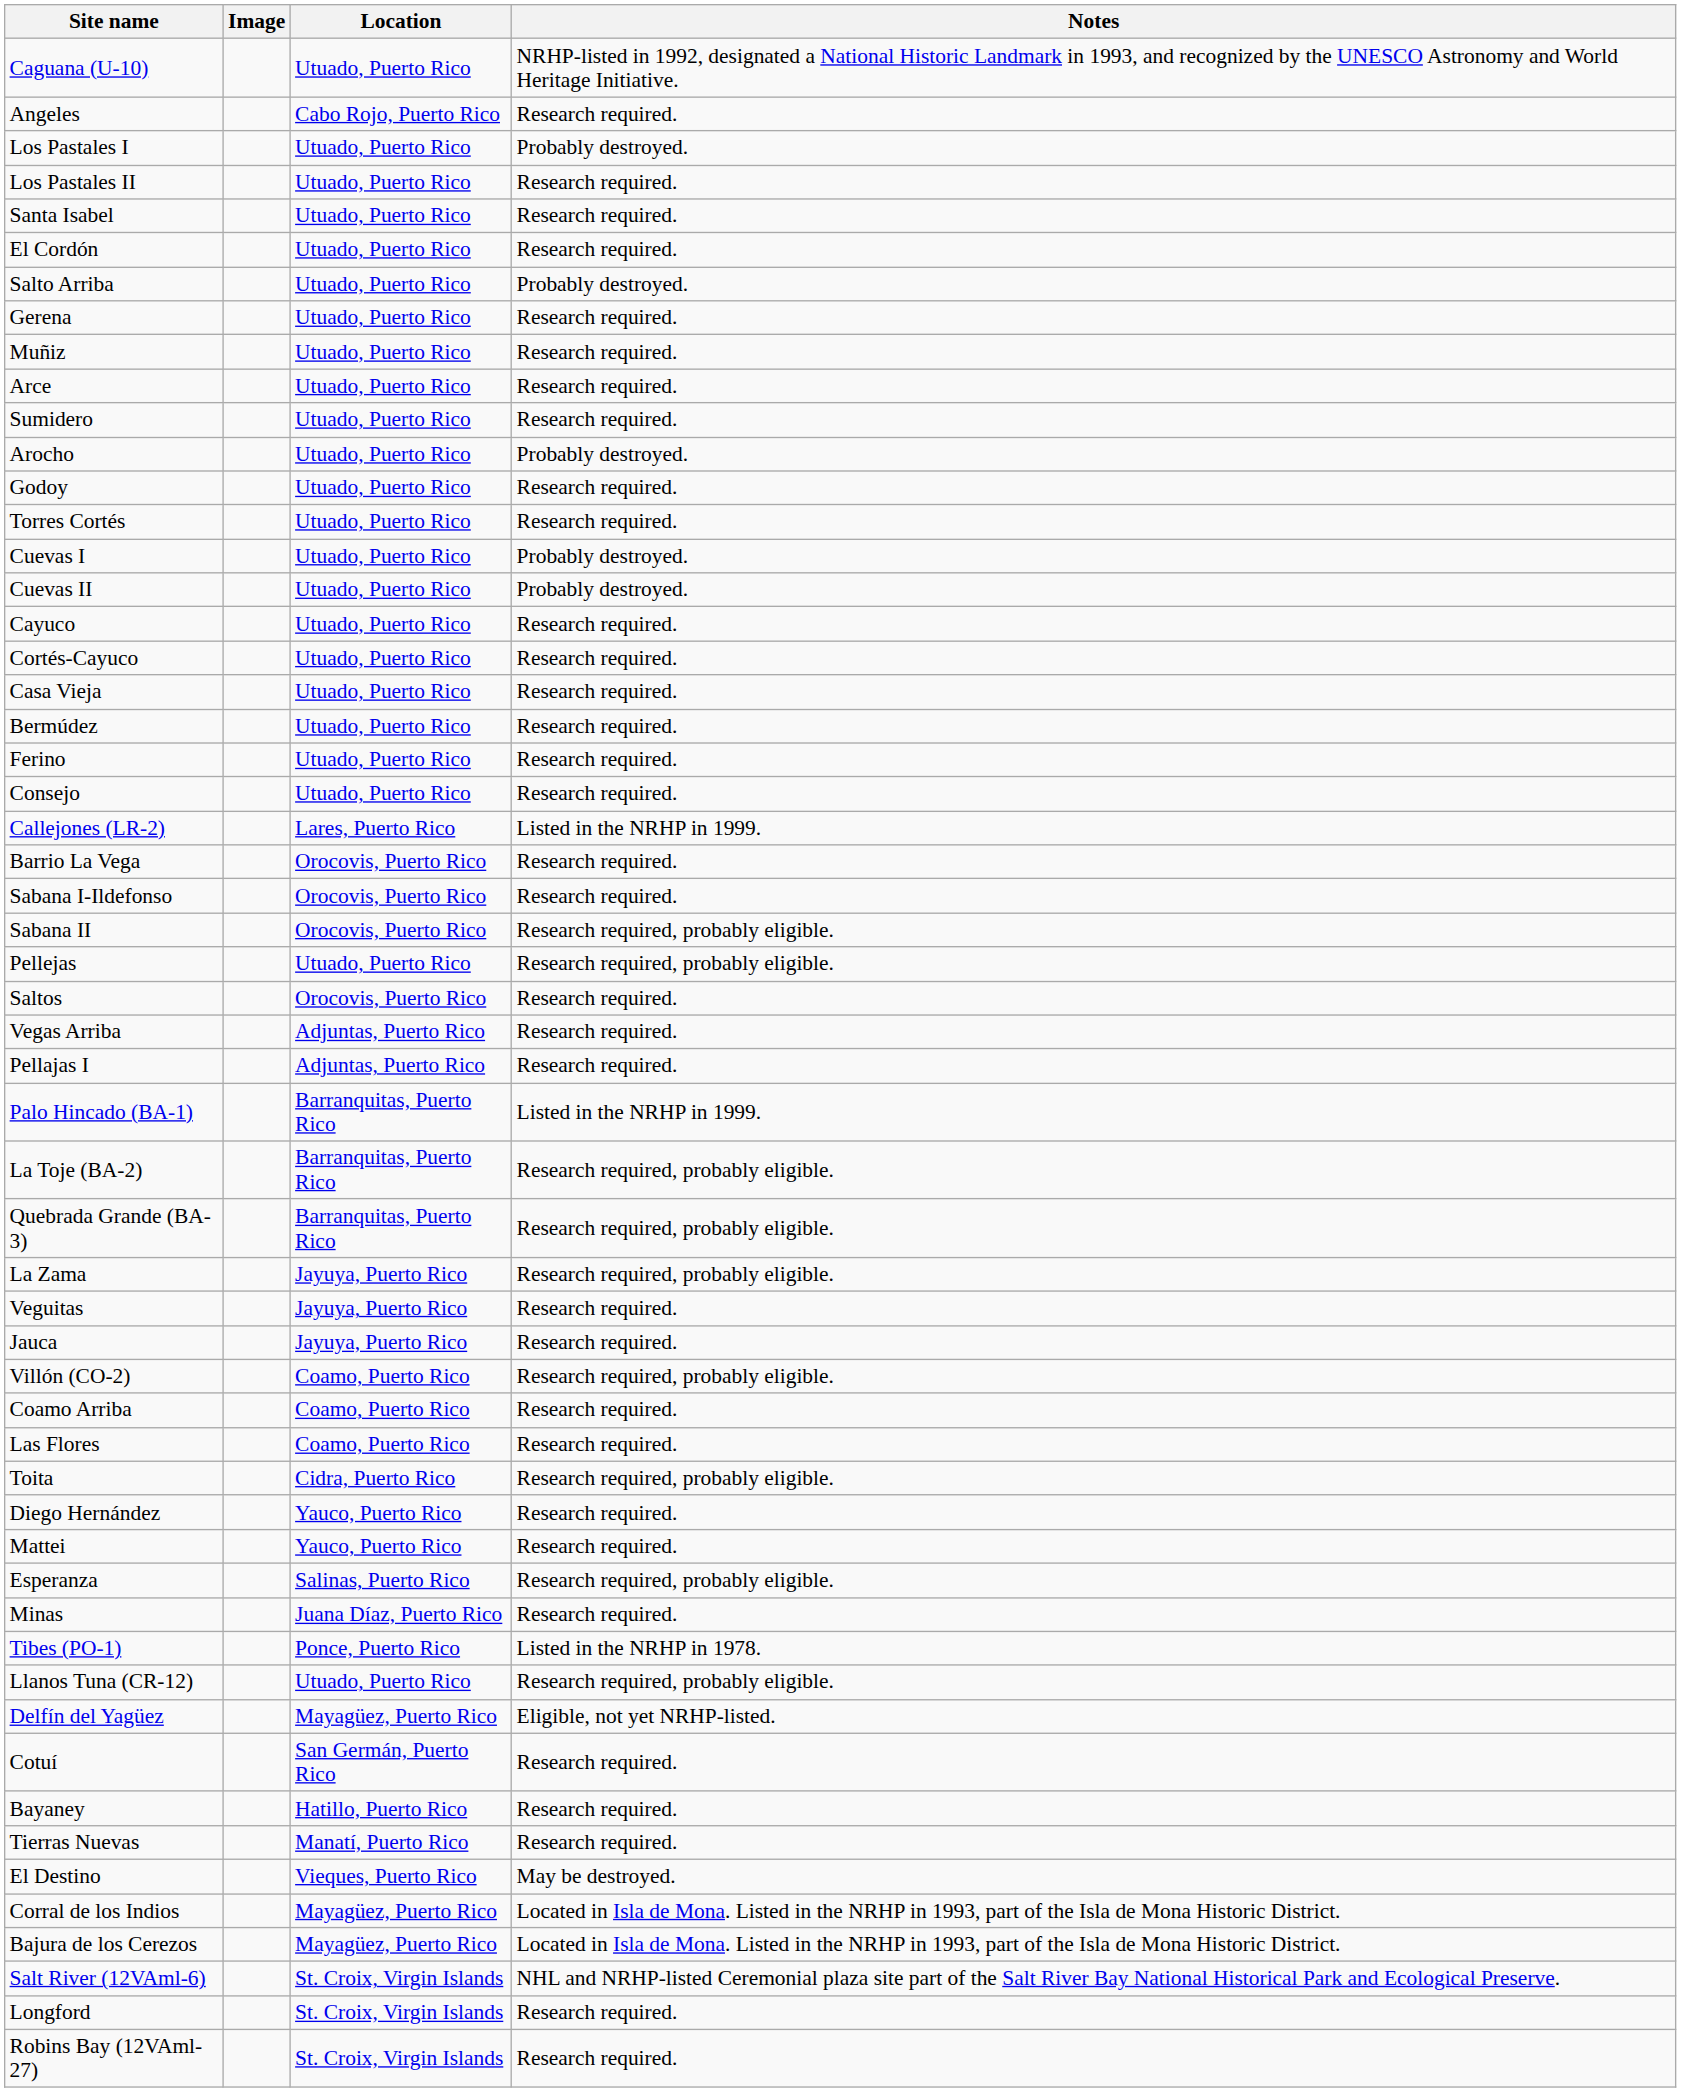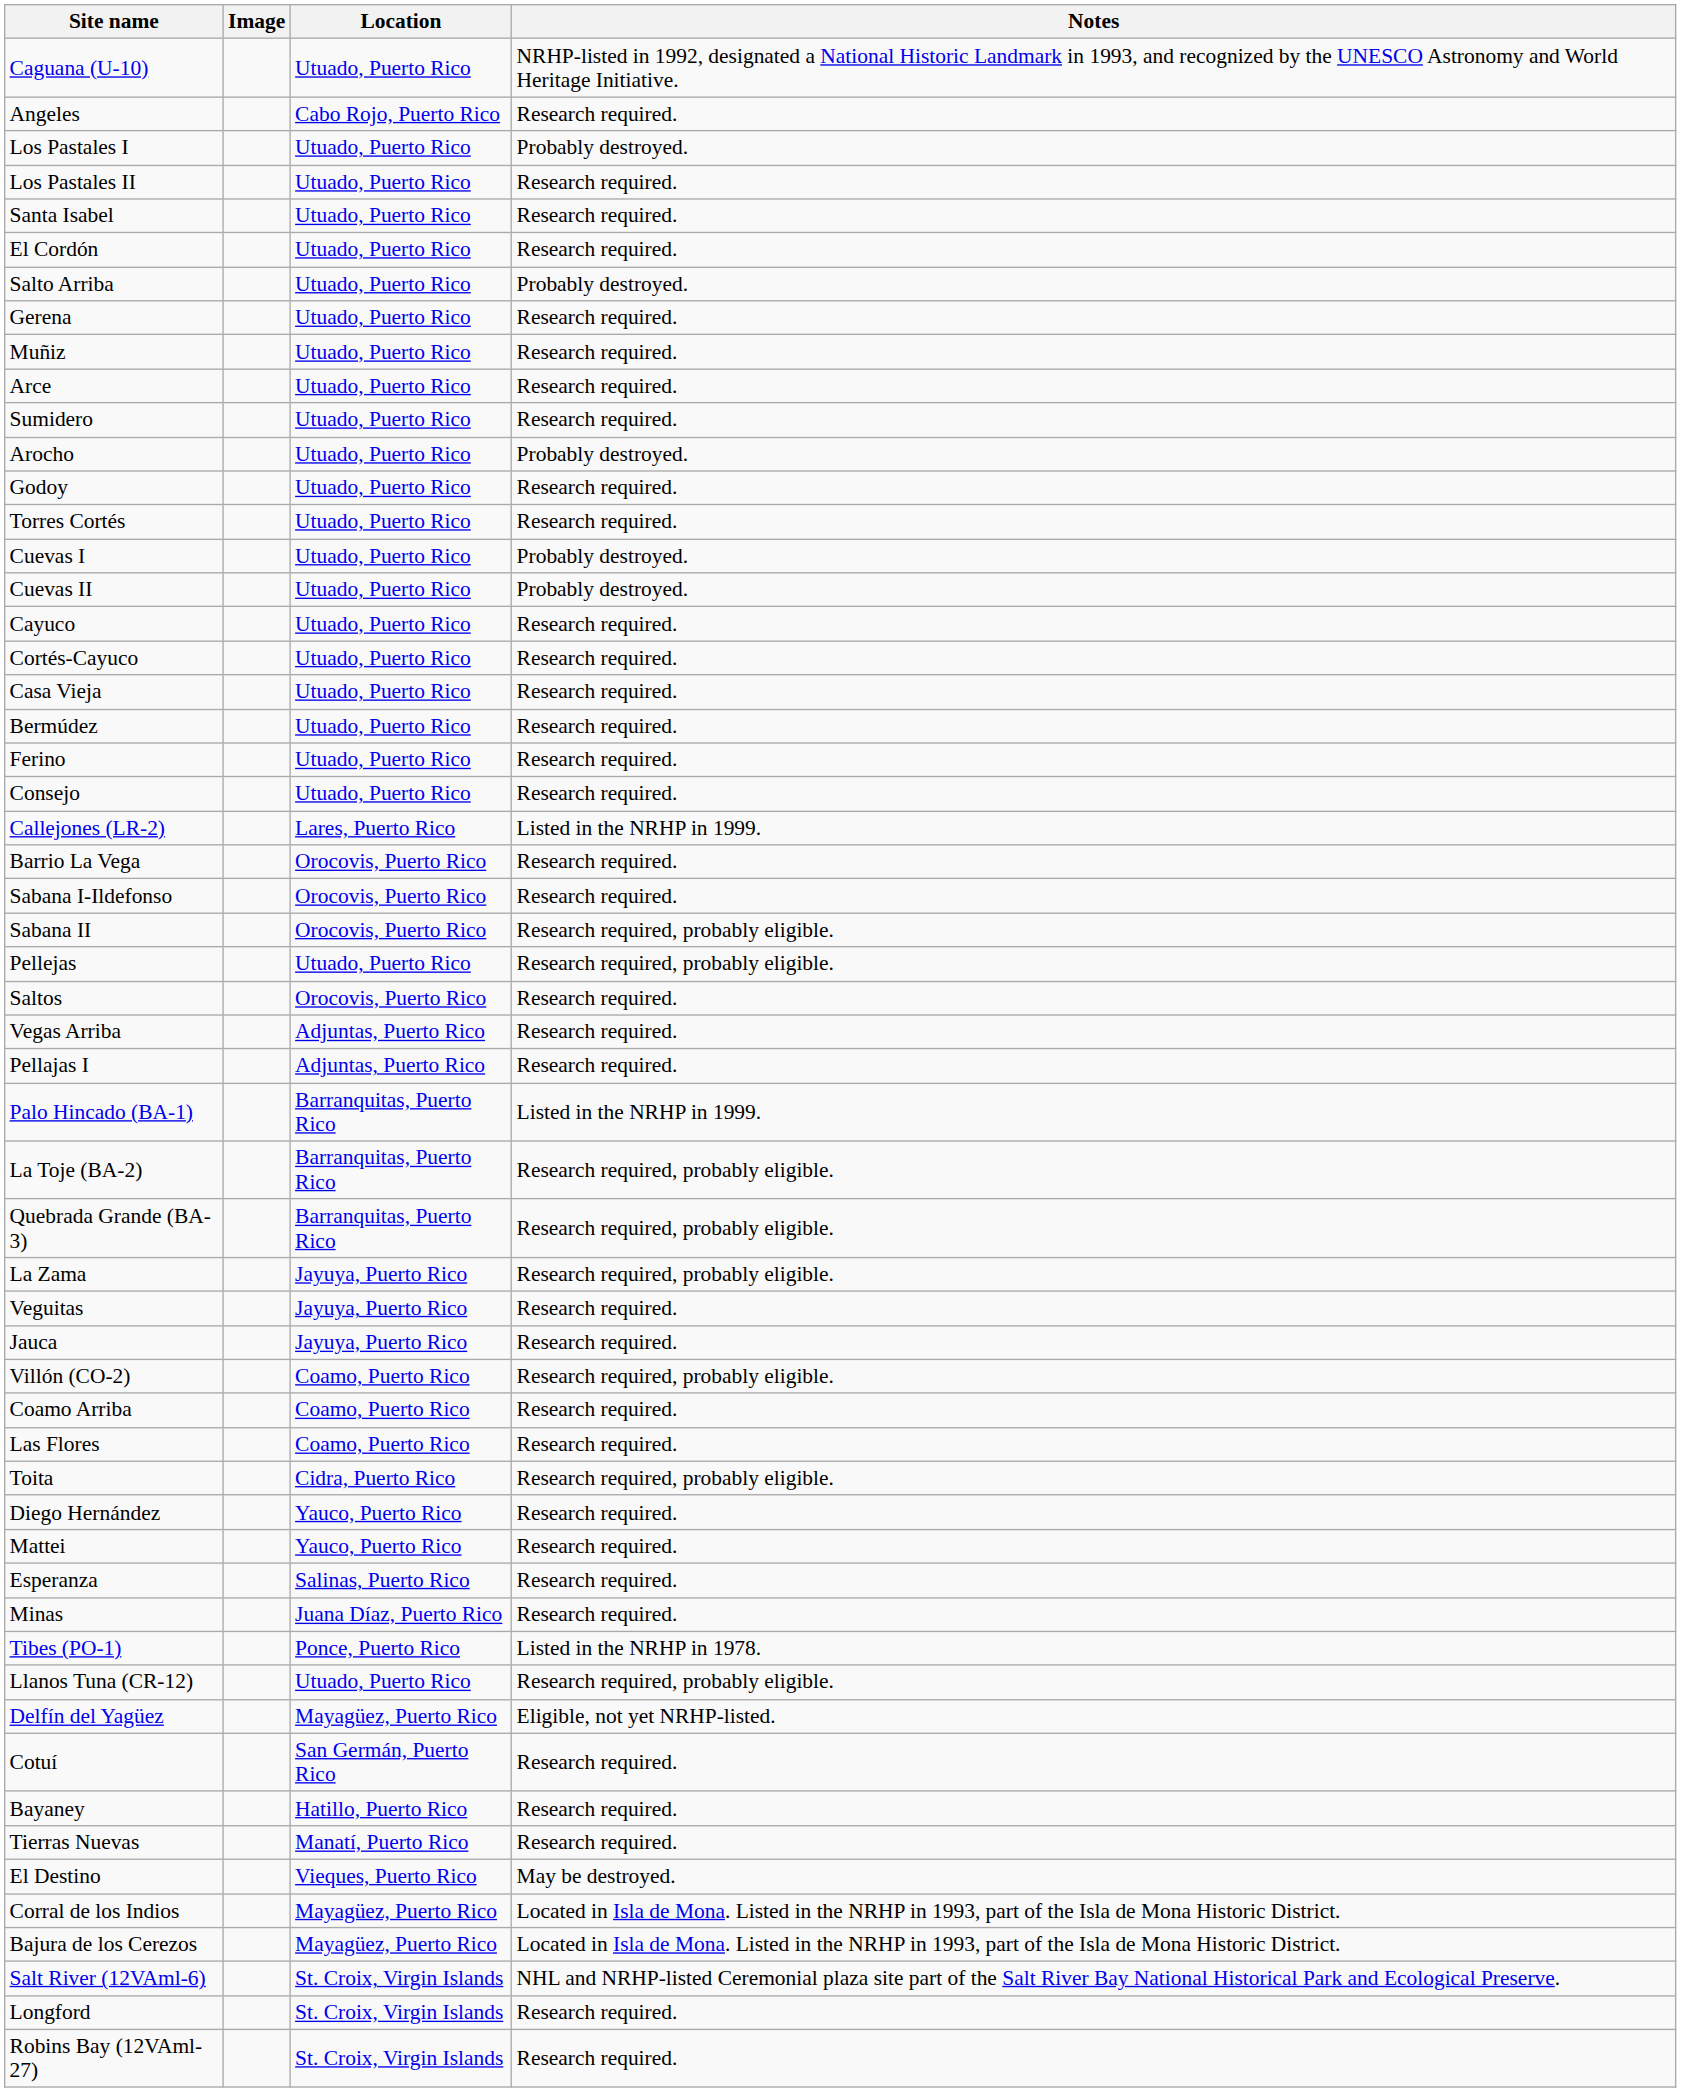(675, 1580) Research required, probably eligible. -> (597, 1580) Research required.
